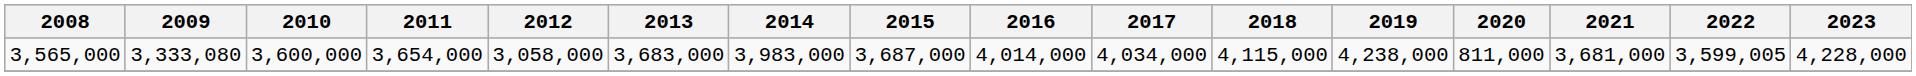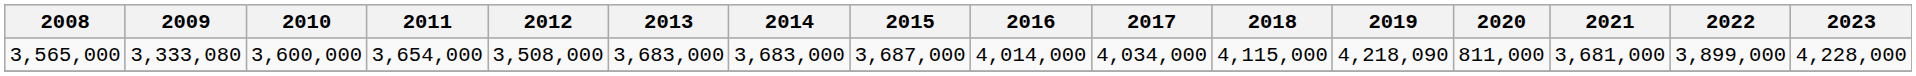(548, 55) 3,058,000 -> (548, 55) 3,508,000
(789, 55) 3,983,000 -> (789, 55) 3,683,000
(1393, 55) 4,238,000 -> (1393, 55) 4,218,090
(1731, 55) 3,599,005 -> (1731, 55) 3,899,000
